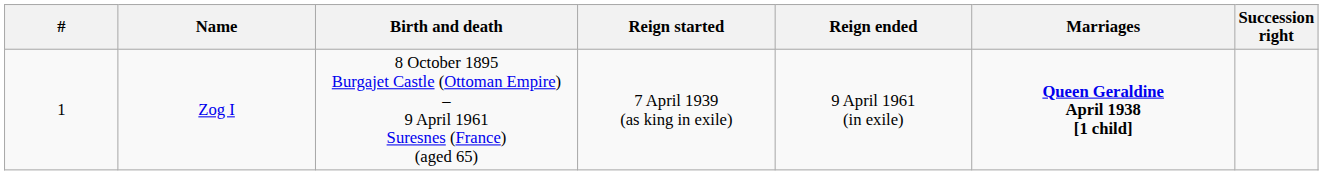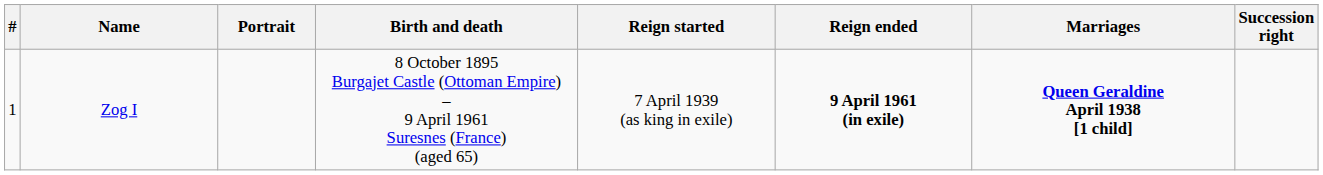+ column: (266, 27)
(873, 109) normal -> (873, 109) bold
